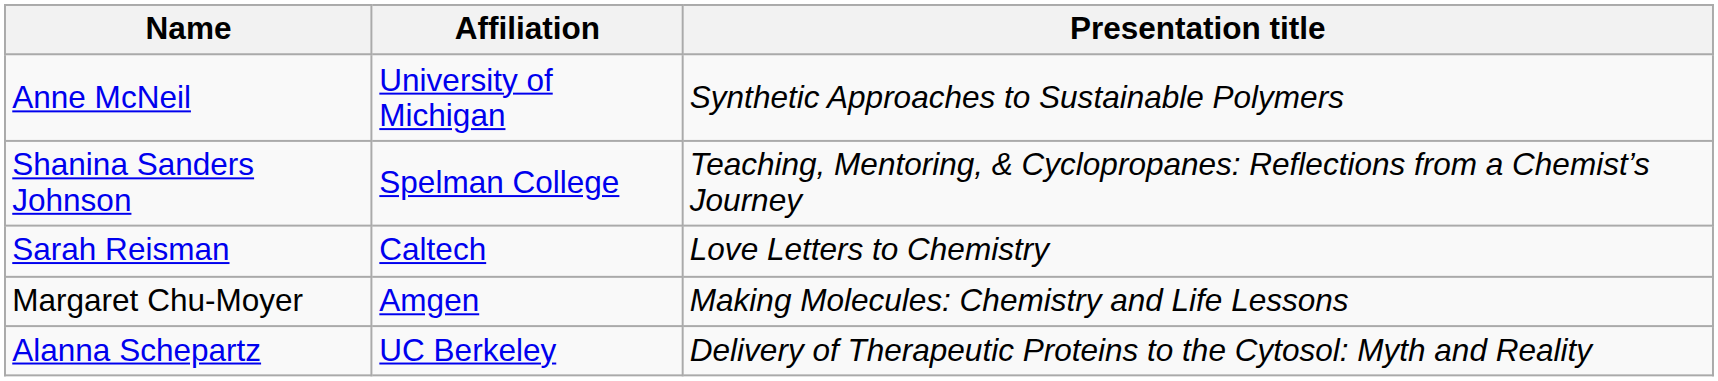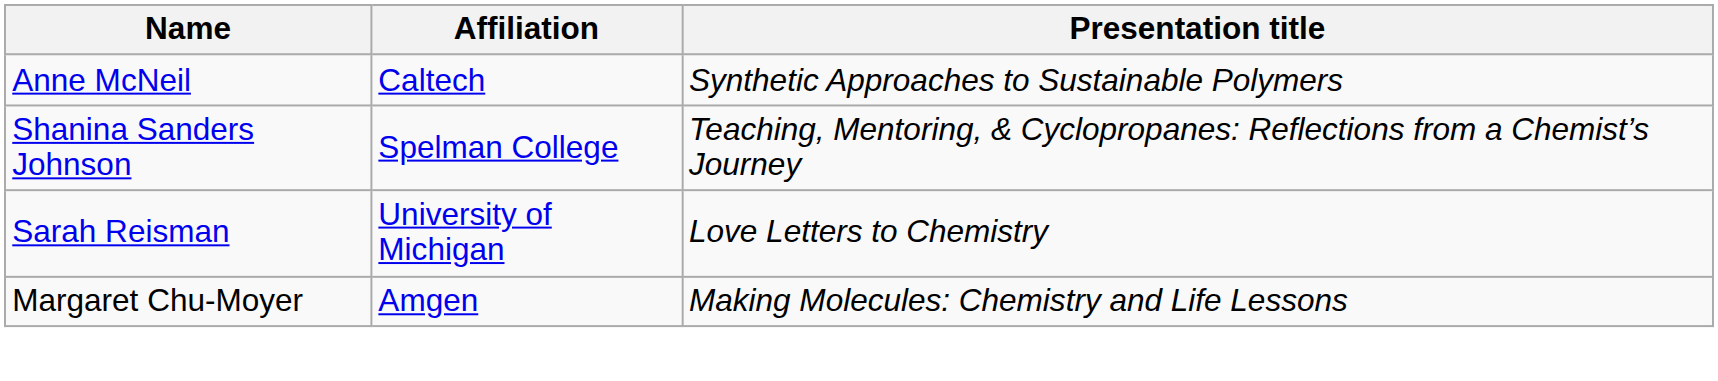(466, 97) University of Michigan -> (432, 79) Caltech
(433, 250) Caltech -> (465, 232) University of Michigan
- row: (137, 350)
